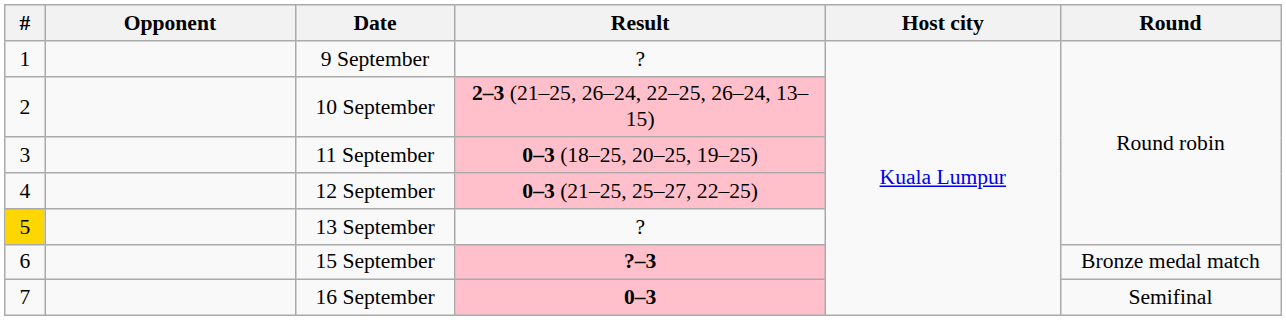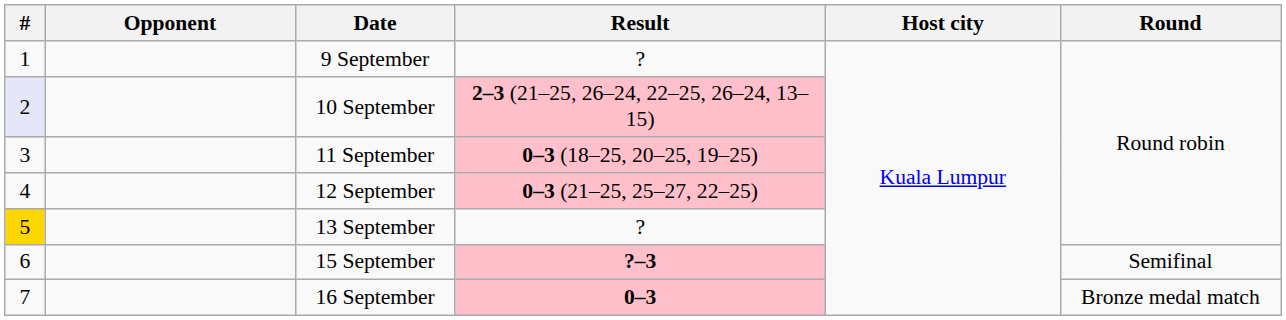(25, 106) no background -> (25, 106) lavender background
(1170, 261) Bronze medal match -> (1170, 261) Semifinal
(1170, 297) Semifinal -> (1170, 297) Bronze medal match
